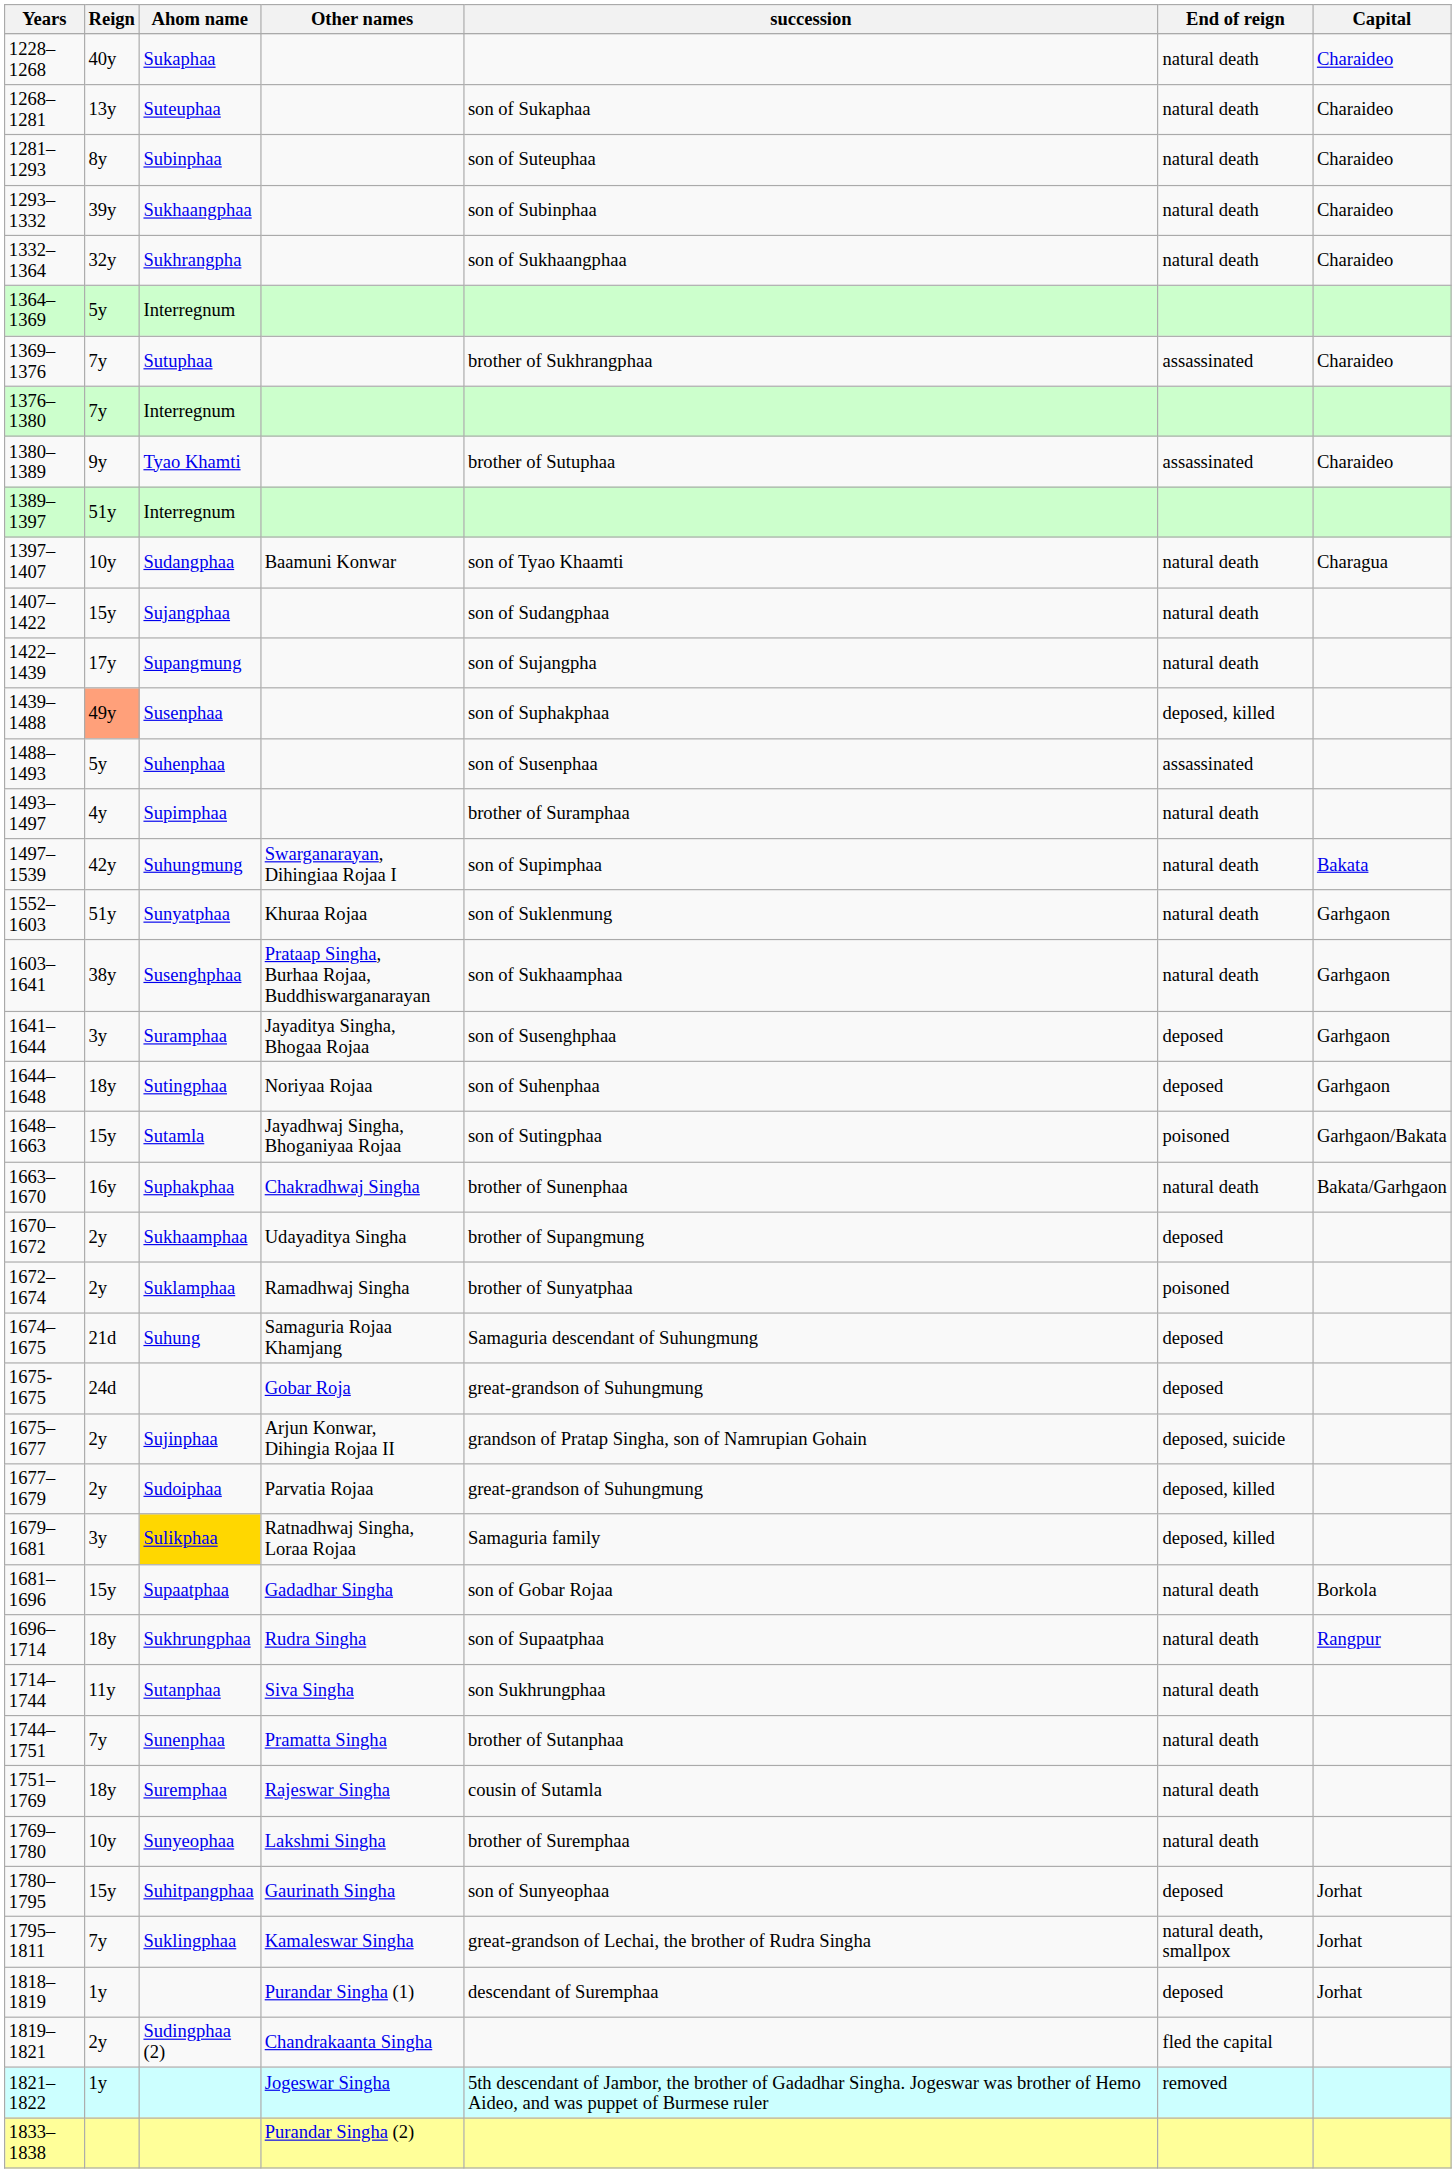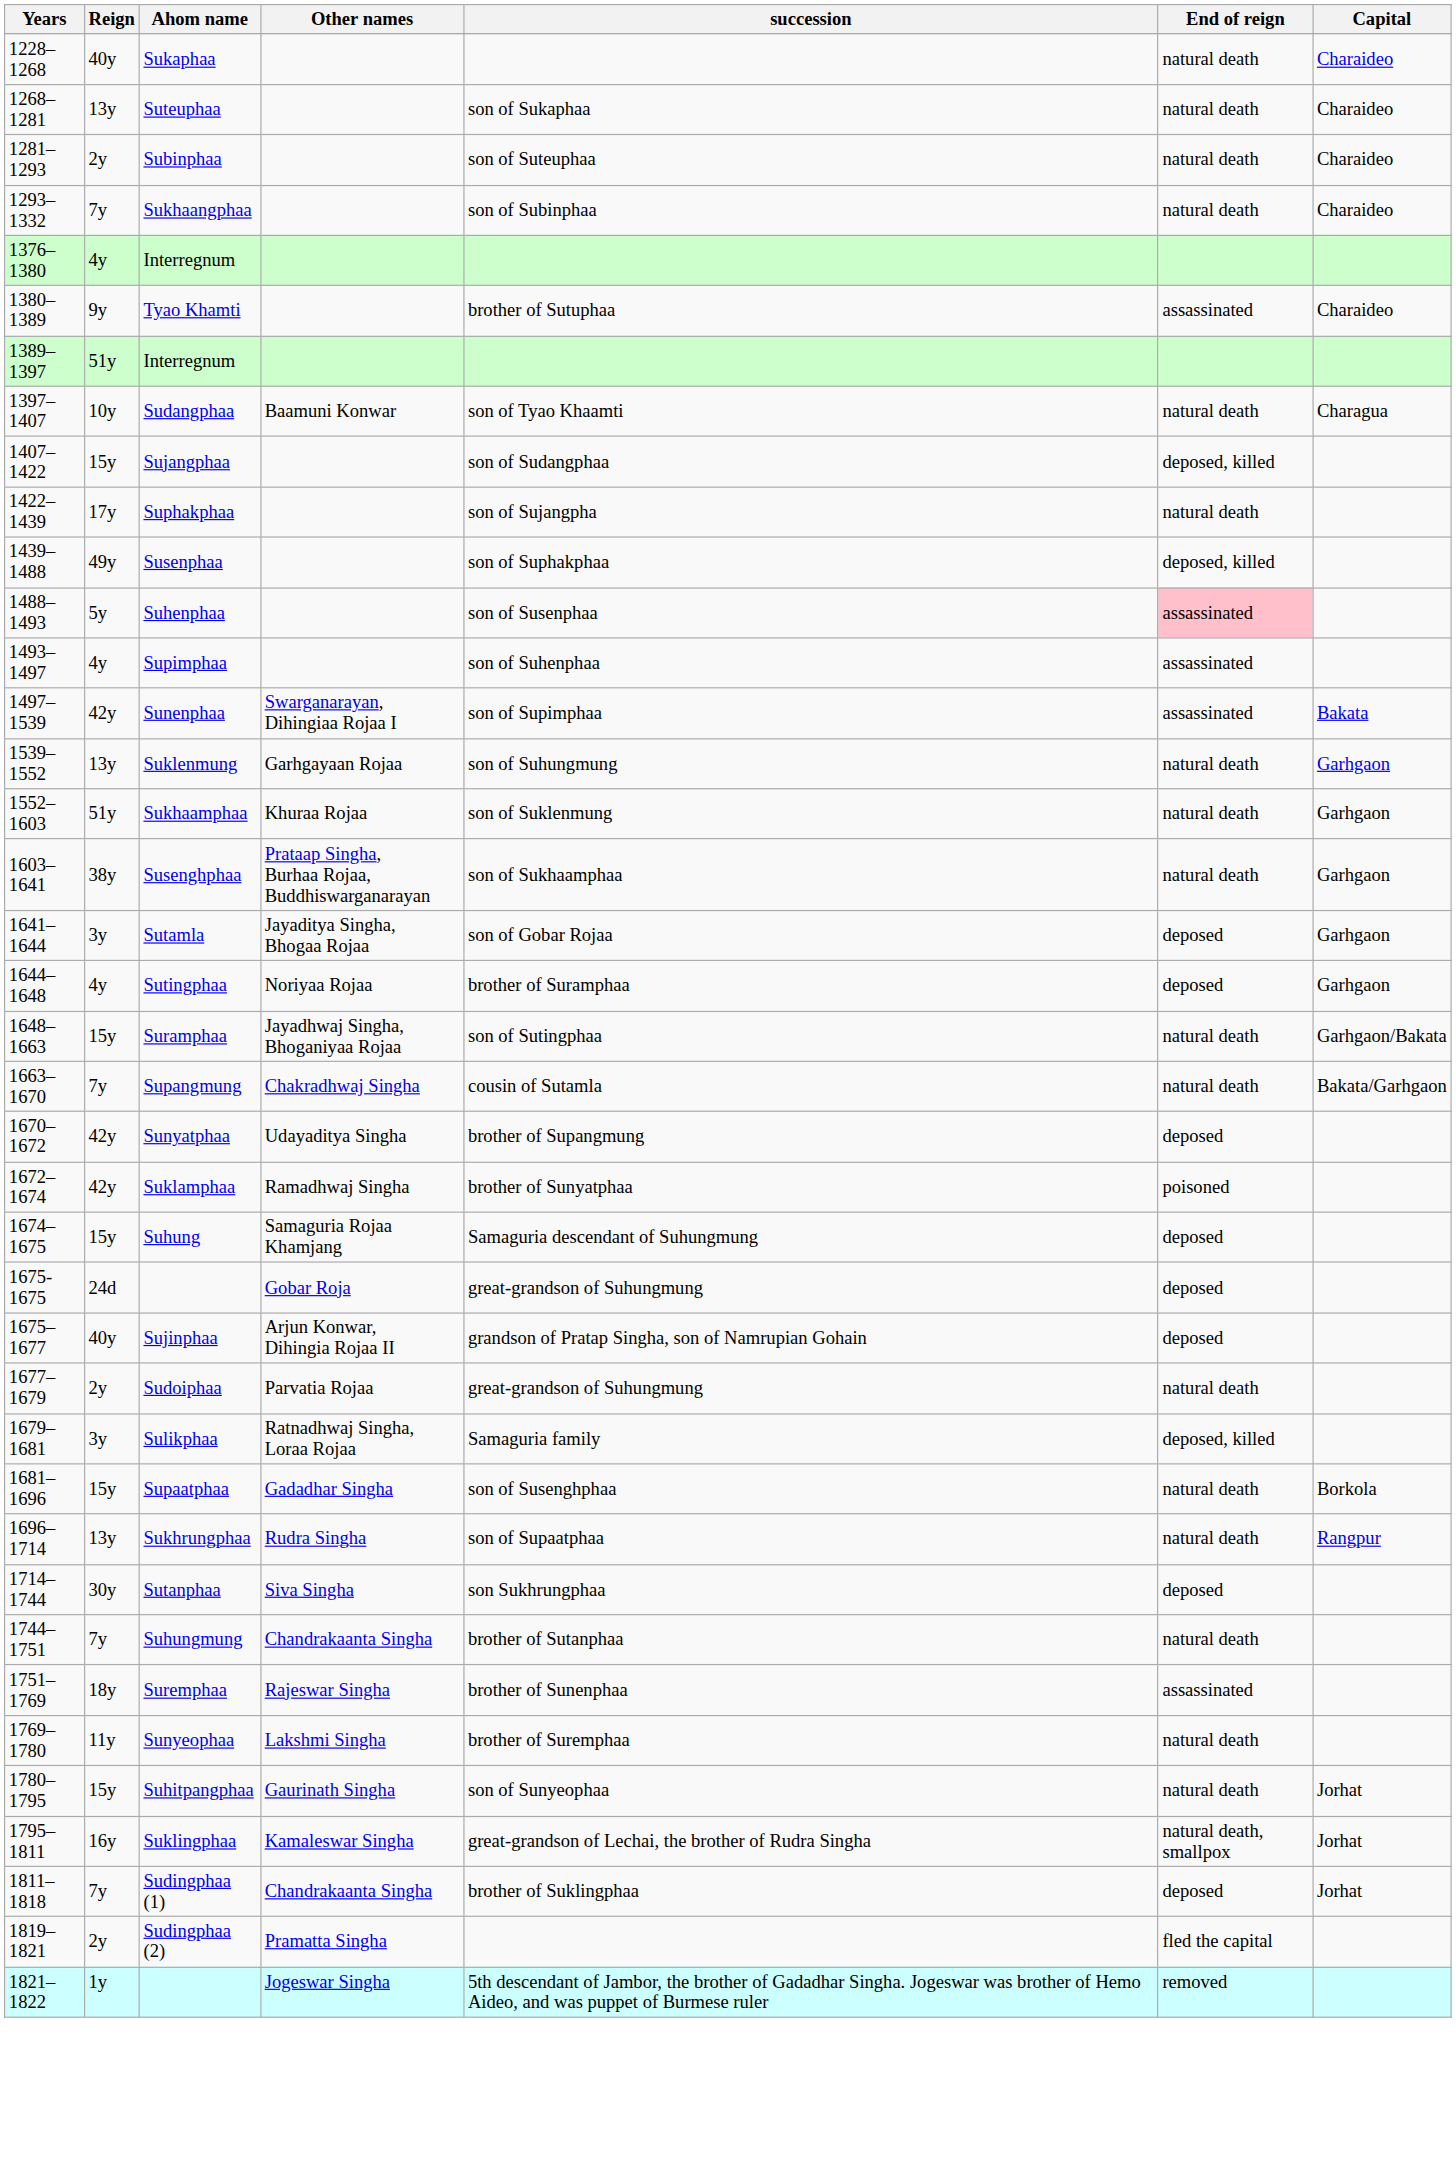(98, 159) 8y -> (98, 159) 2y
(102, 210) 39y -> (98, 210) 7y
- row: (32, 260)
- row: (32, 310)
- row: (32, 360)
(98, 411) 7y -> (98, 260) 4y
(1211, 612) natural death -> (1219, 461) deposed, killed
(192, 662) Supangmung -> (189, 511) Suphakphaa
(102, 713) lightsalmon background -> (102, 562) no background
(1208, 763) no background -> (1208, 612) pink background
(549, 813) brother of Suramphaa -> (534, 662) son of Suhenphaa
(1211, 813) natural death -> (1208, 662) assassinated
(193, 864) Suhungmung -> (184, 713) Sunenphaa
(1211, 864) natural death -> (1208, 713) assassinated
+ row: (32, 763)
(187, 914) Sunyatphaa -> (196, 813) Sukhaamphaa
(185, 1035) Suramphaa -> (174, 935) Sutamla
(542, 1035) son of Susenghphaa -> (540, 935) son of Gobar Rojaa
(102, 1086) 18y -> (98, 985) 4y
(534, 1086) son of Suhenphaa -> (549, 985) brother of Suramphaa
(174, 1136) Sutamla -> (185, 1035) Suramphaa
(1196, 1136) poisoned -> (1211, 1035) natural death
(102, 1186) 16y -> (98, 1086) 7y
(189, 1186) Suphakphaa -> (192, 1086) Supangmung
(548, 1186) brother of Sunenphaa -> (535, 1086) cousin of Sutamla
(98, 1237) 2y -> (102, 1136) 42y
(196, 1237) Sukhaamphaa -> (187, 1136) Sunyatphaa
(98, 1287) 2y -> (102, 1186) 42y
(102, 1337) 21d -> (102, 1237) 15y
(98, 1438) 2y -> (102, 1337) 40y
(1224, 1438) deposed, suicide -> (1193, 1337) deposed
(1219, 1488) deposed, killed -> (1211, 1388) natural death
(181, 1539) gold background -> (181, 1438) no background
(540, 1589) son of Gobar Rojaa -> (542, 1488) son of Susenghphaa
(102, 1639) 18y -> (102, 1539) 13y
(102, 1690) 11y -> (102, 1589) 30y
(1211, 1690) natural death -> (1193, 1589) deposed
(184, 1740) Sunenphaa -> (193, 1639) Suhungmung
(326, 1740) Pramatta Singha -> (348, 1639) Chandrakaanta Singha
(535, 1790) cousin of Sutamla -> (548, 1690) brother of Sunenphaa
(1211, 1790) natural death -> (1208, 1690) assassinated
(102, 1840) 10y -> (102, 1740) 11y
(1193, 1891) deposed -> (1211, 1790) natural death
(98, 1941) 7y -> (102, 1840) 16y
+ row: (32, 1891)
- row: (32, 1991)
(348, 2042) Chandrakaanta Singha -> (326, 1941) Pramatta Singha
- row: (32, 2142)
